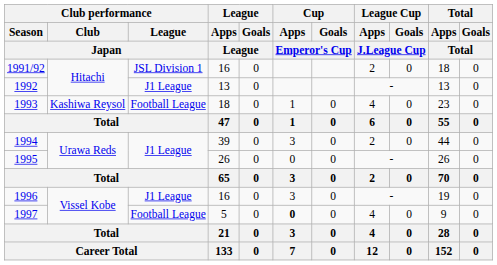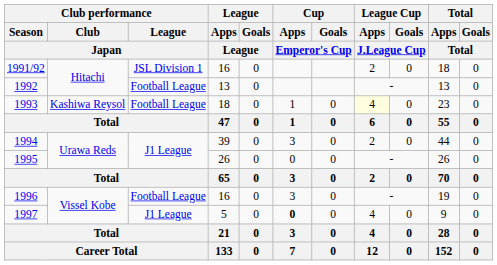(168, 86) J1 League -> (168, 86) Football League
(372, 104) no background -> (372, 104) lightyellow background
(168, 196) J1 League -> (168, 196) Football League
(168, 214) Football League -> (168, 214) J1 League
